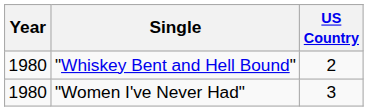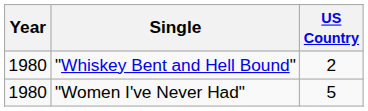(331, 92) 3 -> (331, 92) 5
